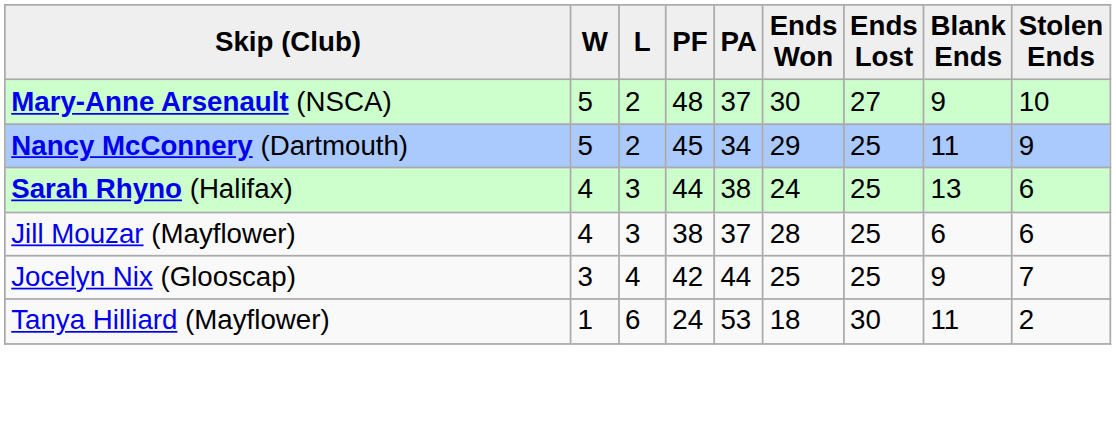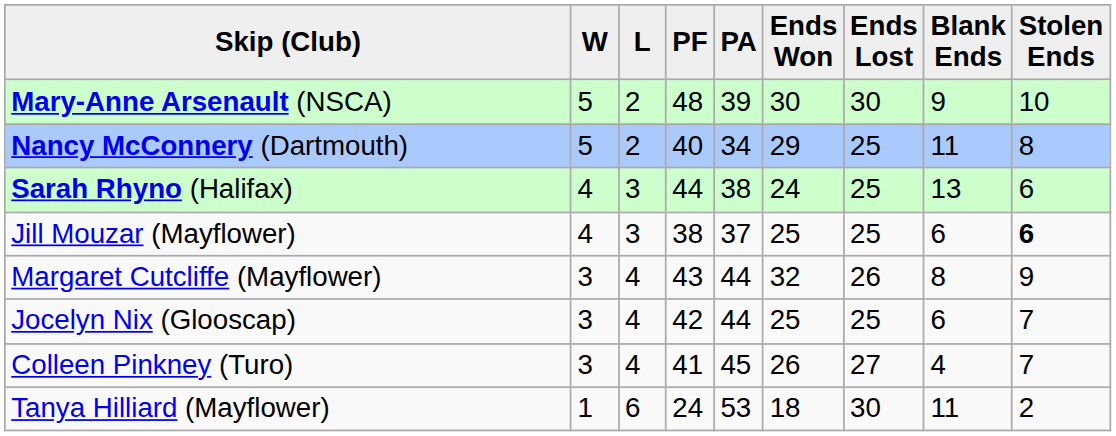(736, 101) 37 -> (736, 101) 39
(865, 101) 27 -> (865, 101) 30
(688, 145) 45 -> (688, 145) 40
(1026, 145) 9 -> (1026, 145) 8
(785, 233) 28 -> (785, 233) 25
(1026, 233) normal -> (1026, 233) bold
+ row: (196, 277)
(938, 277) 9 -> (938, 320) 6
+ row: (152, 364)
